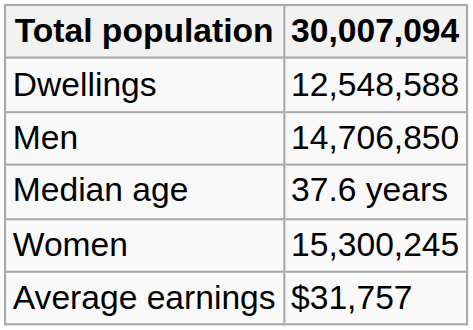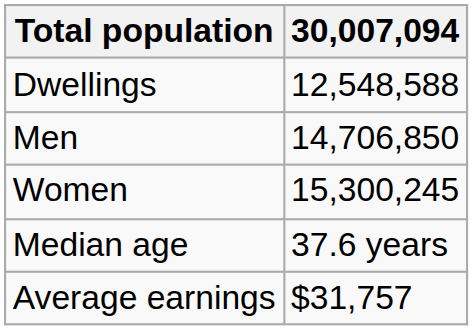rows swapped: (70, 244) <-> (101, 191)
